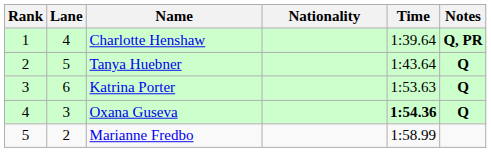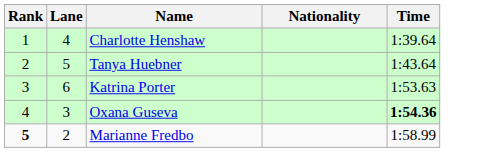- column: (463, 16)
(25, 135) normal -> (25, 135) bold
